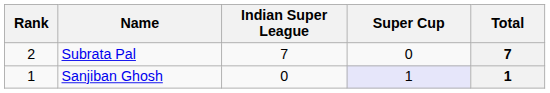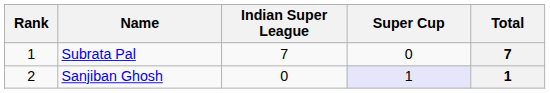(31, 54) 2 -> (31, 54) 1
(31, 76) 1 -> (31, 76) 2
